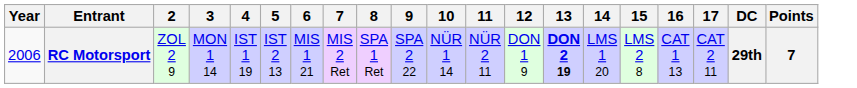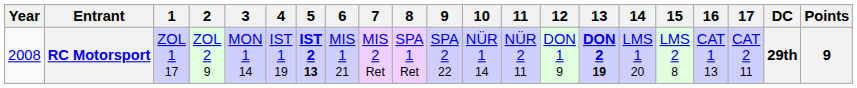+ column: (172, 16)
(24, 55) 2006 -> (24, 55) 2008
(275, 55) normal -> (311, 55) bold
(791, 55) 7 -> (827, 55) 9
